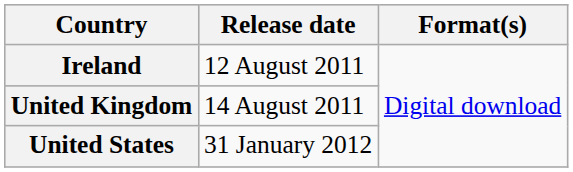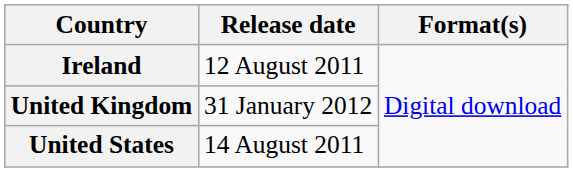(284, 105) 14 August 2011 -> (288, 105) 31 January 2012
(288, 145) 31 January 2012 -> (284, 145) 14 August 2011
